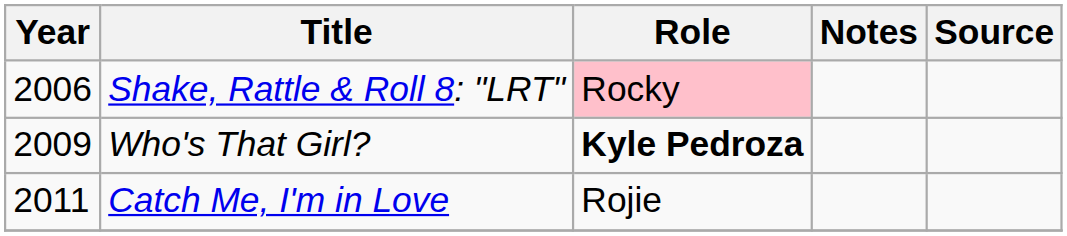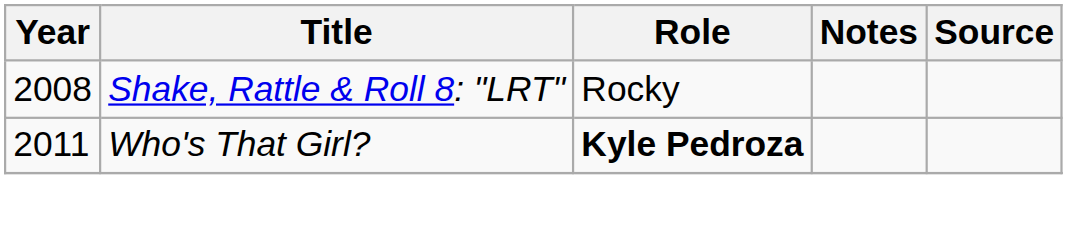(53, 88) 2006 -> (53, 88) 2008
(630, 88) pink background -> (630, 88) no background
(53, 144) 2009 -> (51, 144) 2011
- row: (279, 200)
